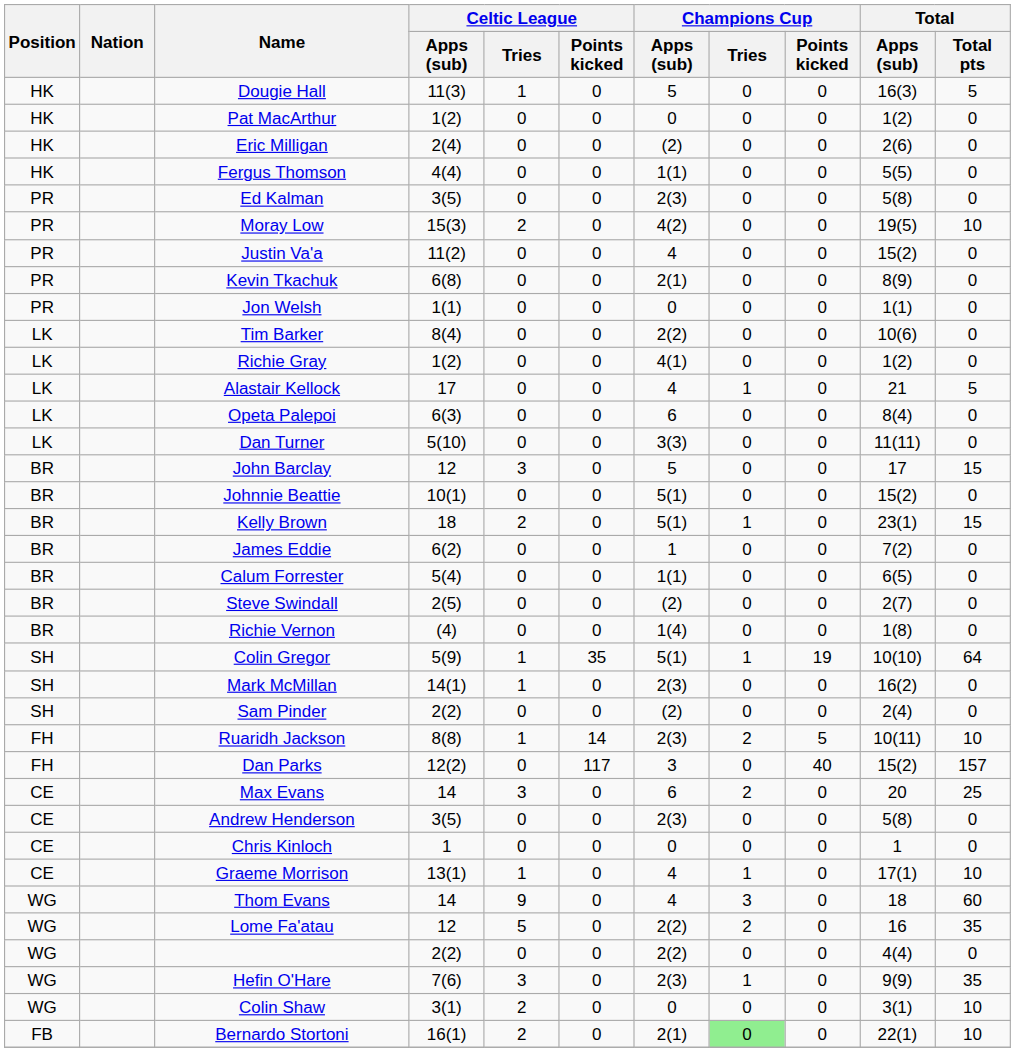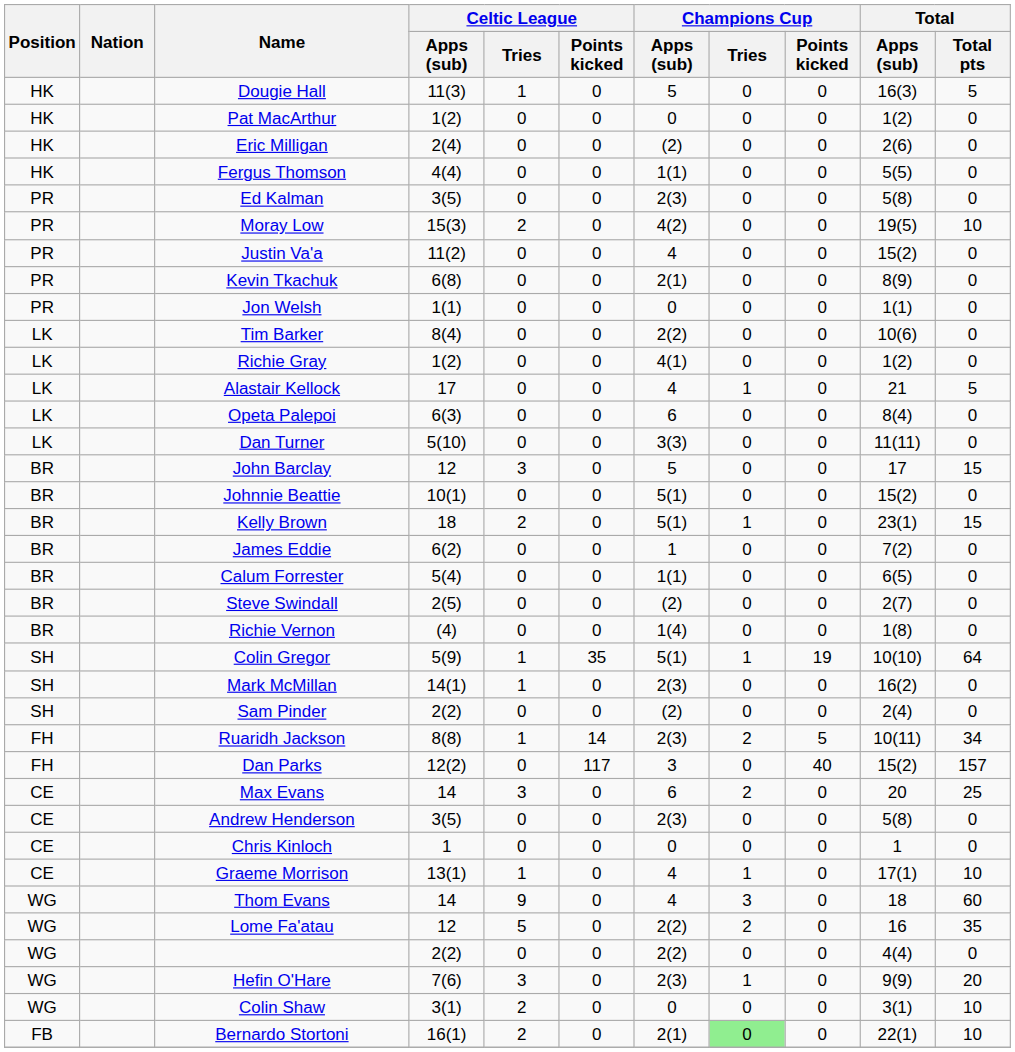(972, 738) 10 -> (972, 738) 34
(972, 981) 35 -> (972, 981) 20
